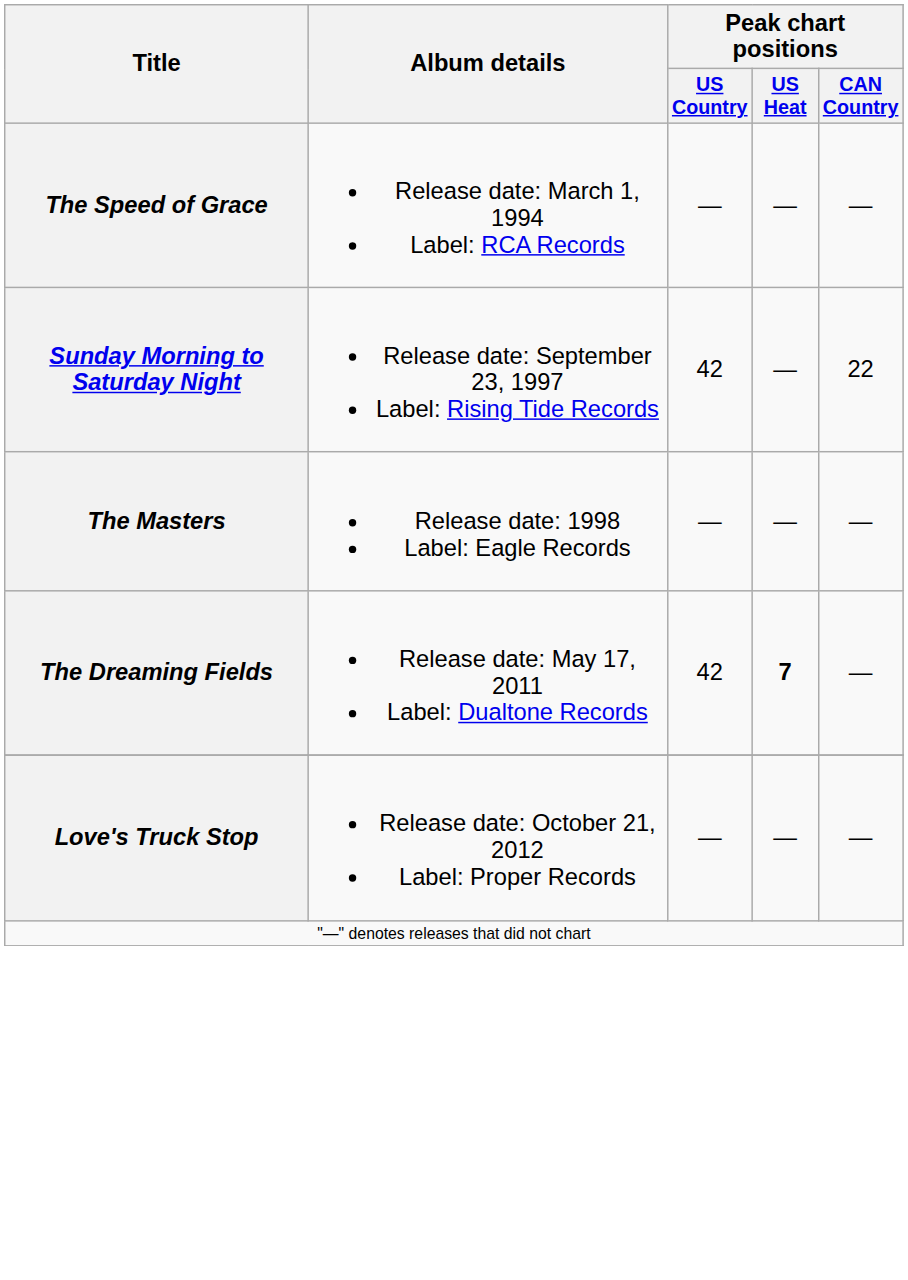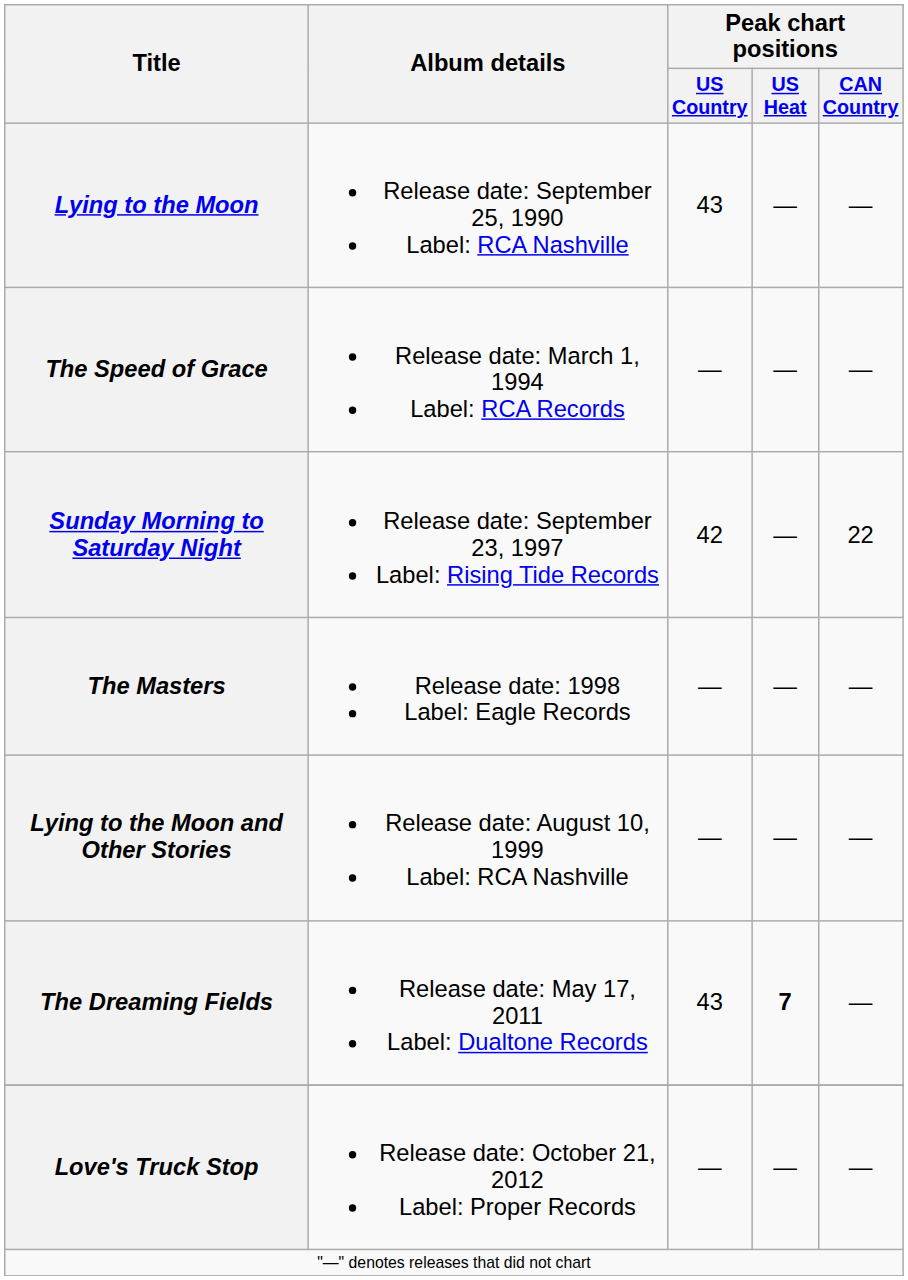+ row: (157, 204)
+ row: (157, 837)
(710, 672) 42 -> (710, 1002) 43
